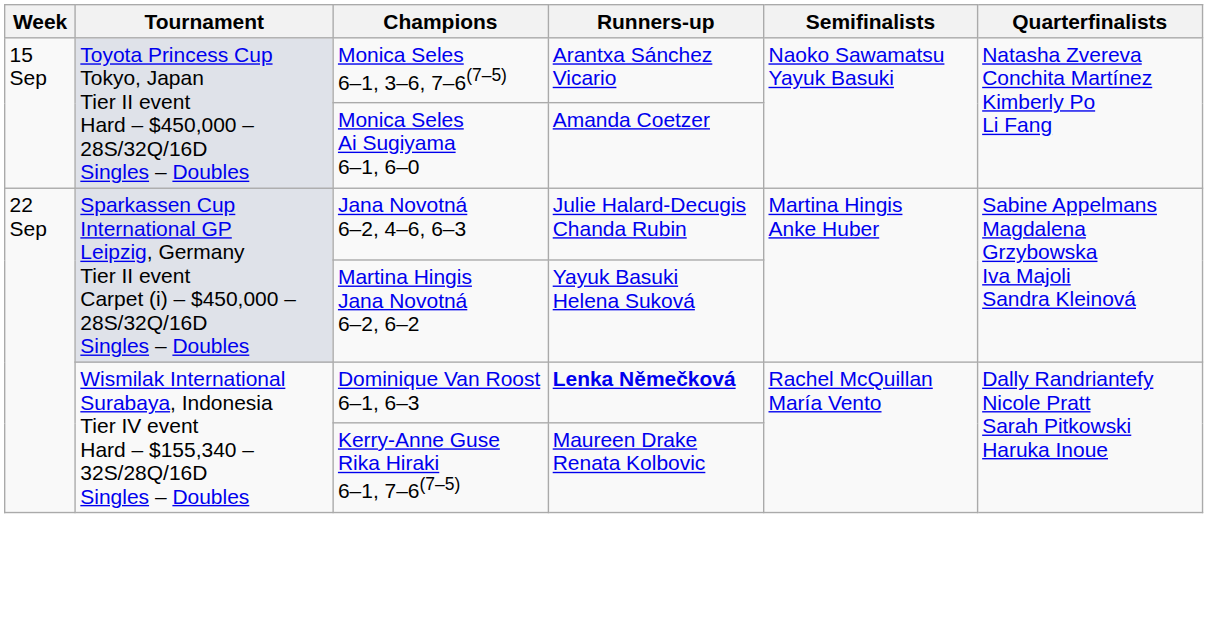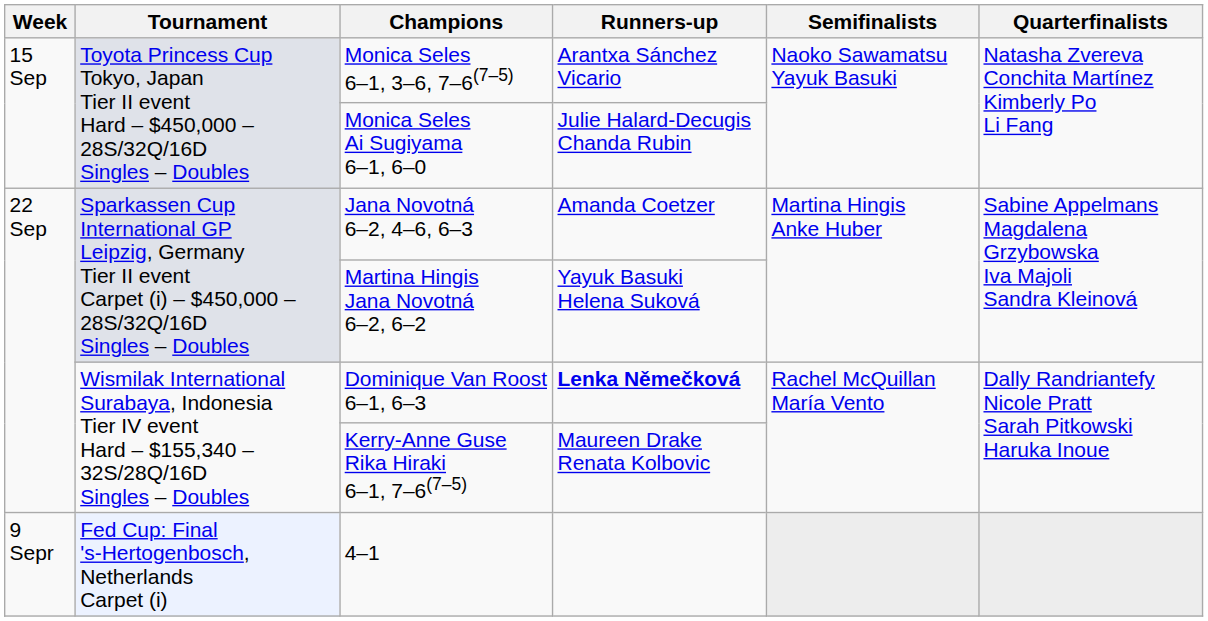(631, 120) Amanda Coetzer -> (654, 131) Julie Halard-Decugis Chanda Rubin
(649, 217) Julie Halard-Decugis Chanda Rubin -> (636, 205) Amanda Coetzer
+ row: (362, 553)
